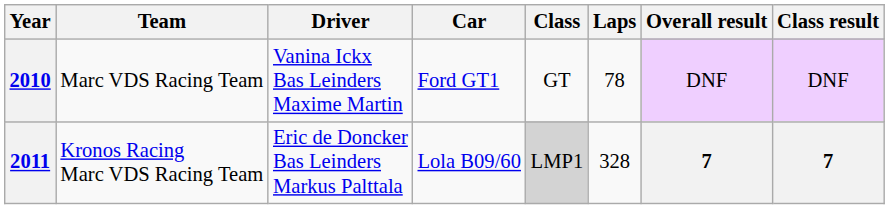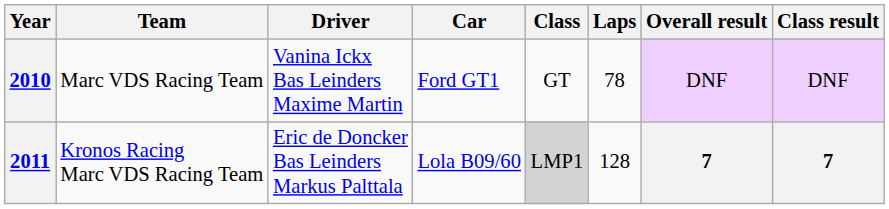(615, 162) 328 -> (615, 162) 128
